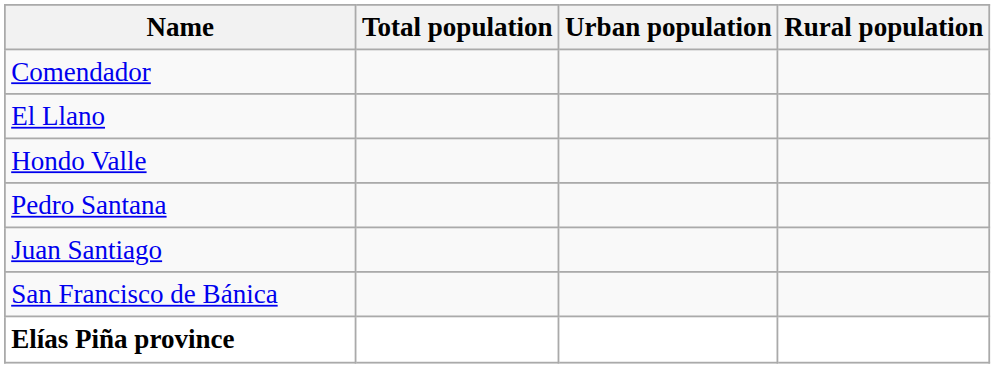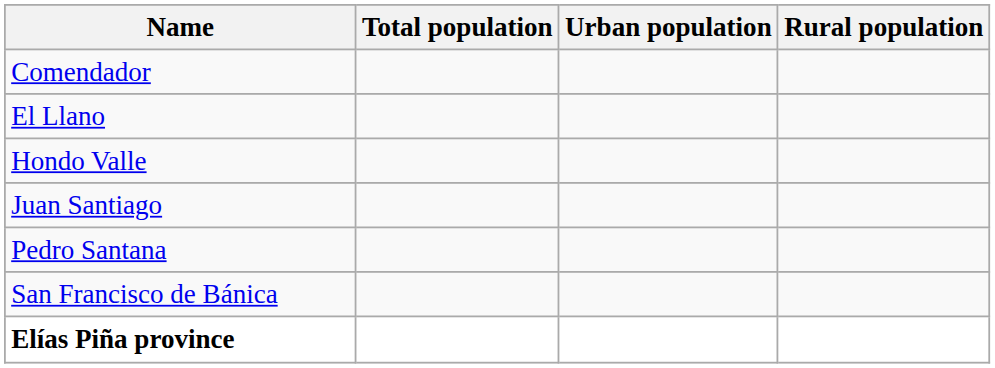rows swapped: (87, 250) <-> (89, 205)
